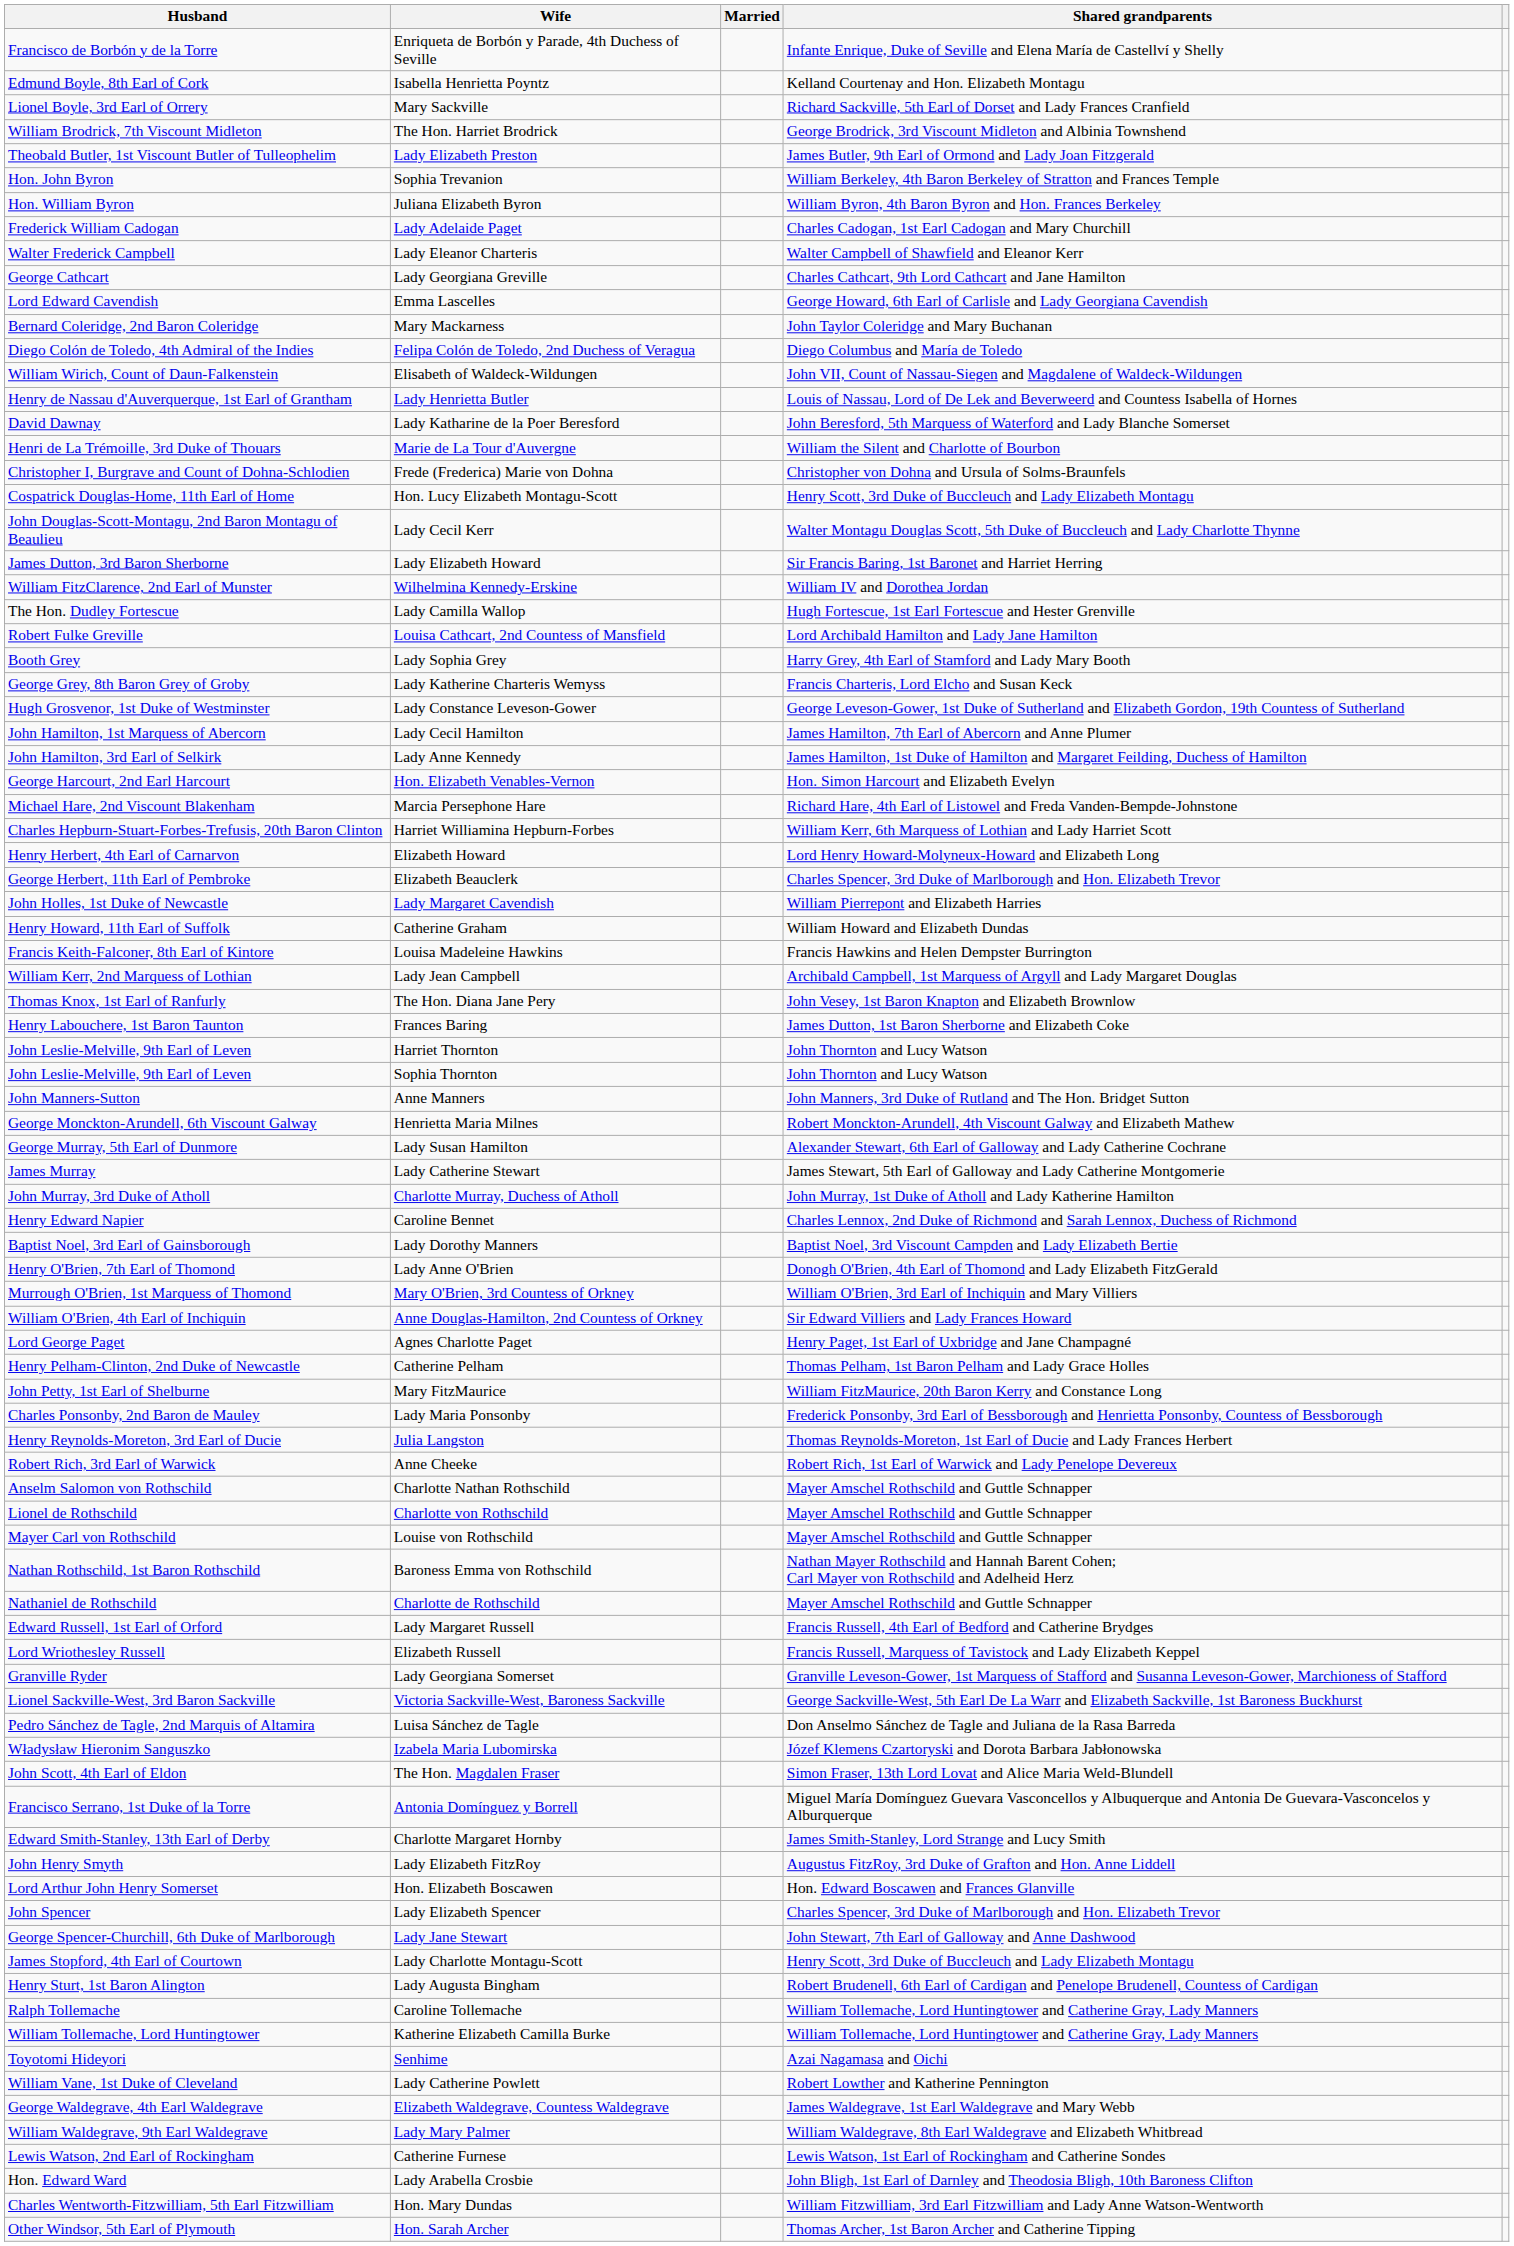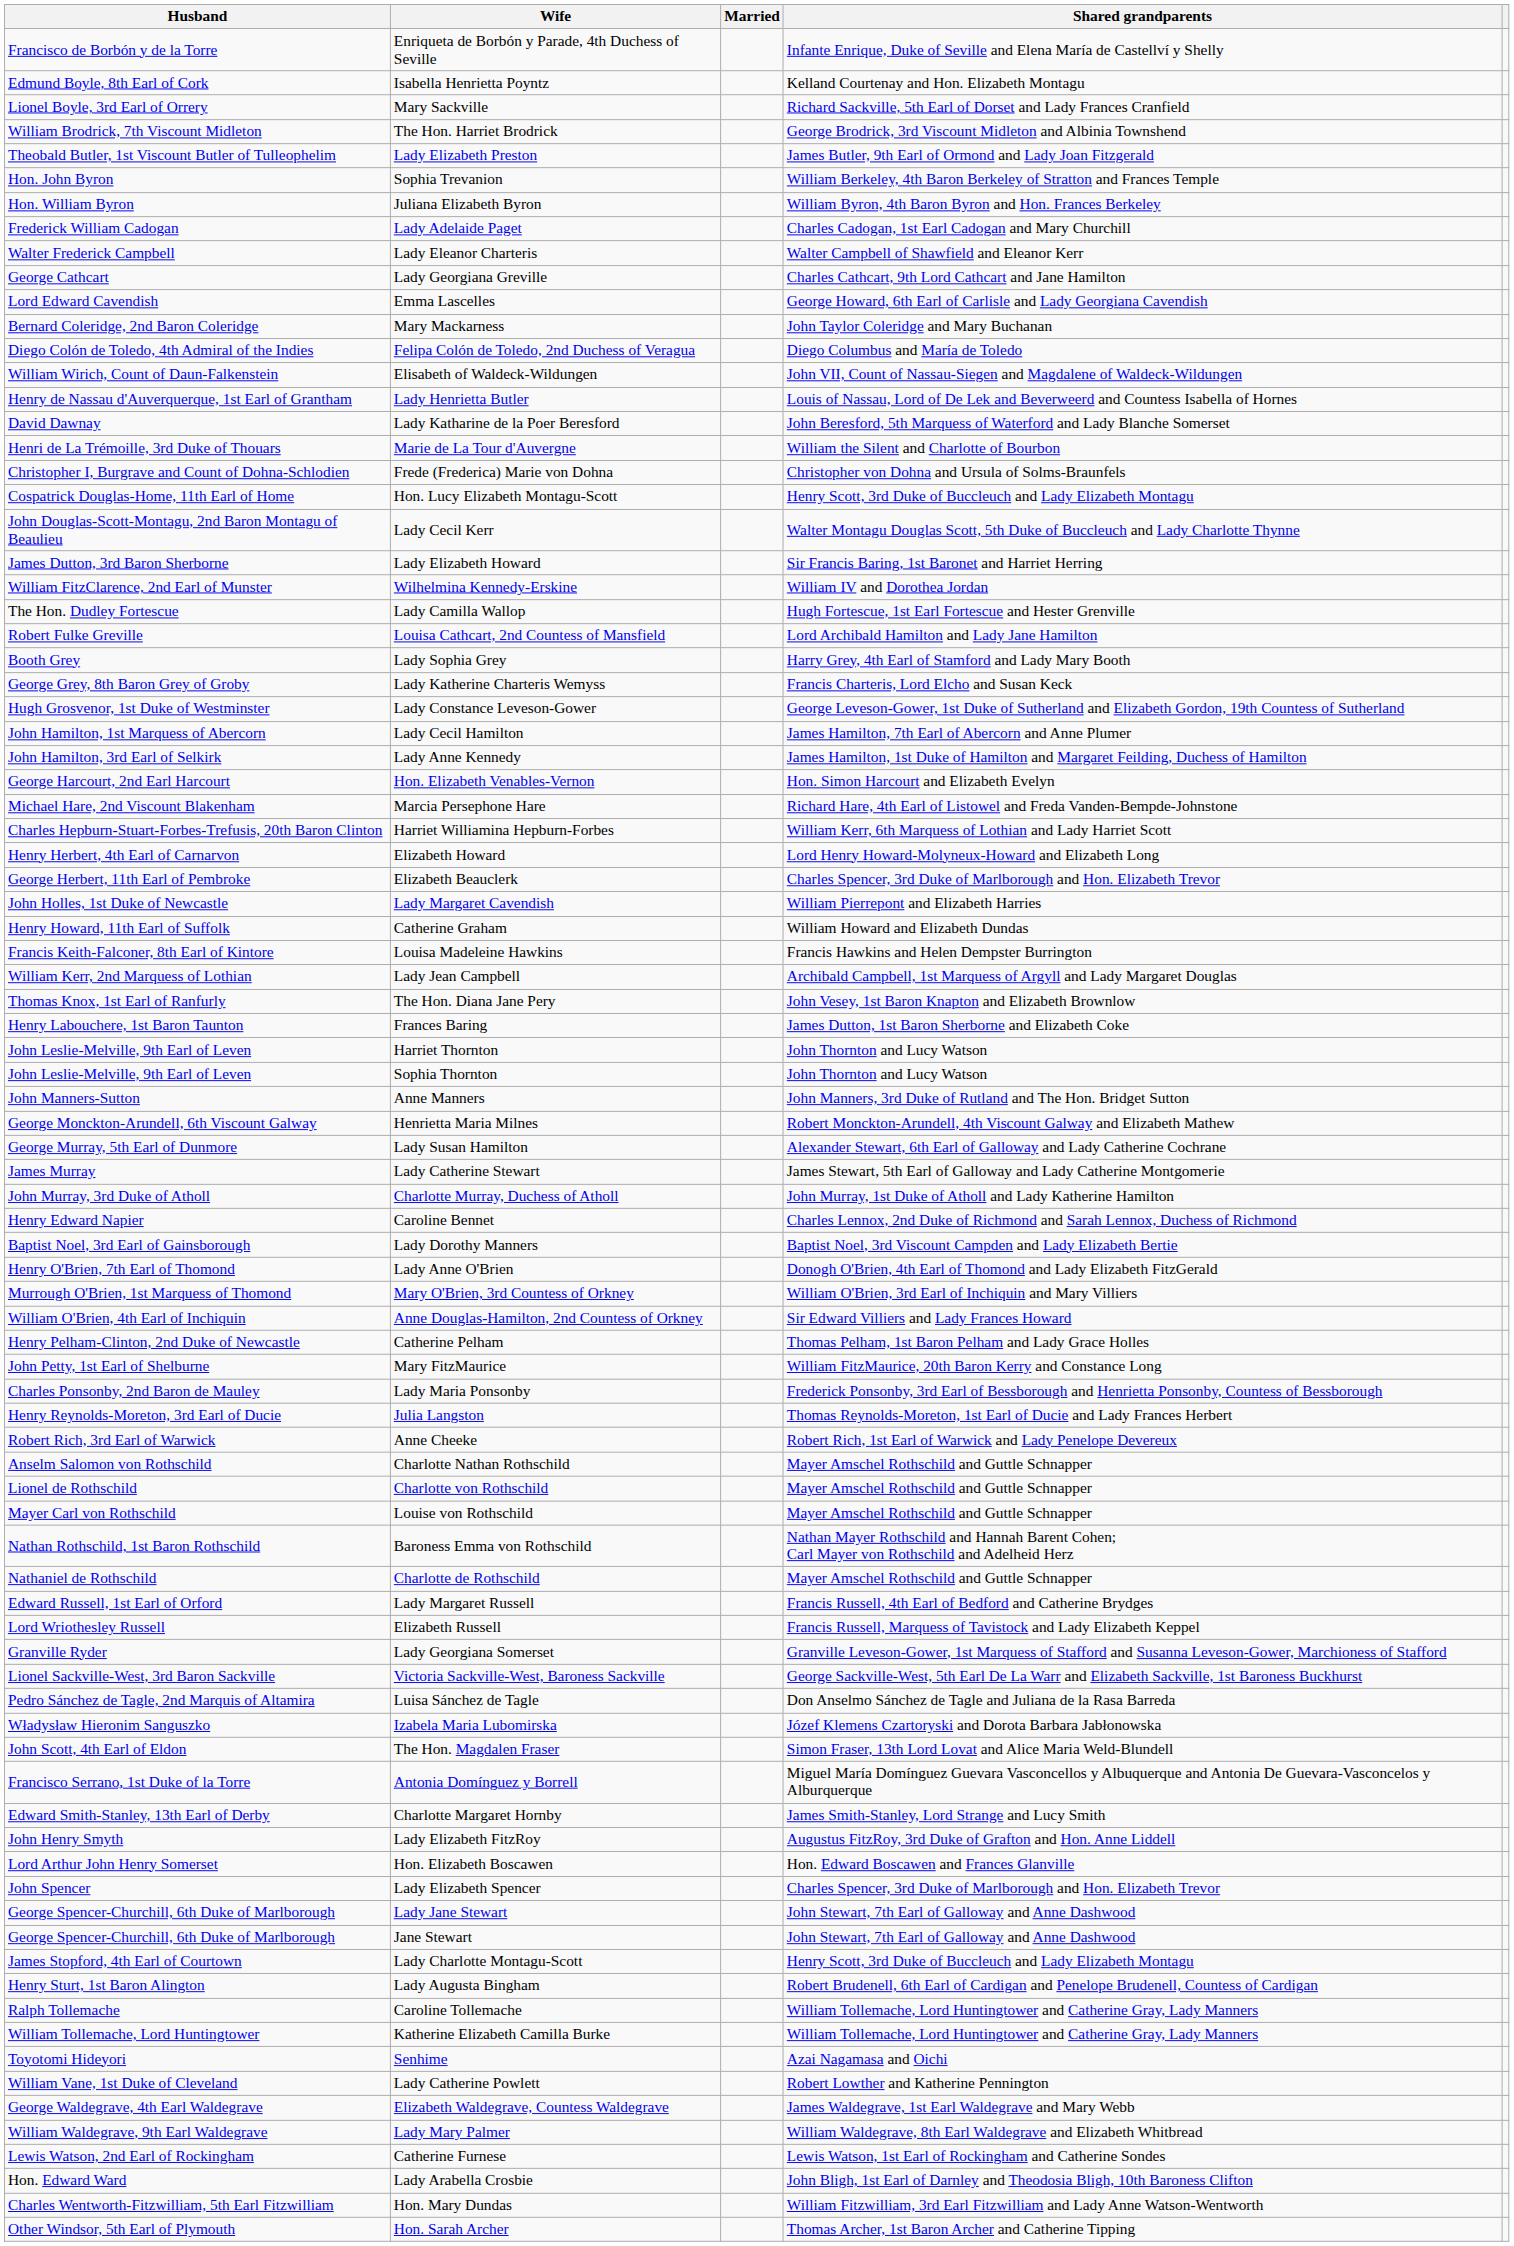- row: (463, 1342)
+ row: (433, 1937)
